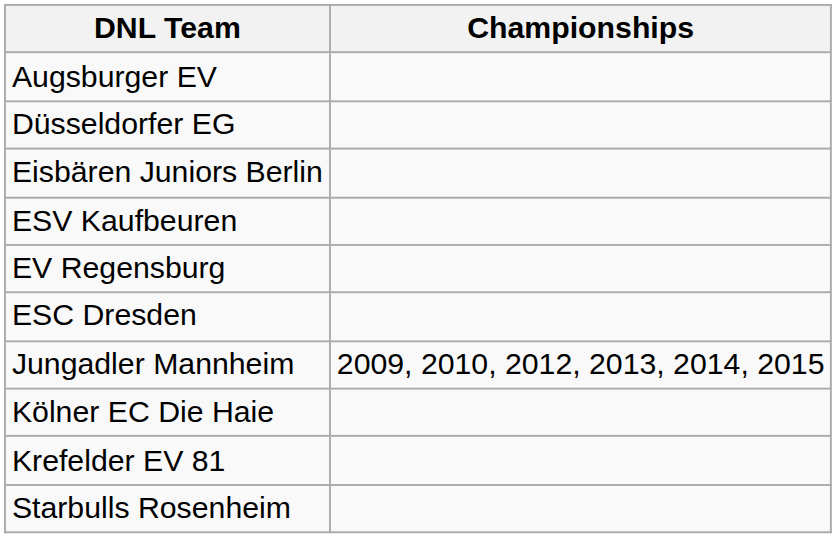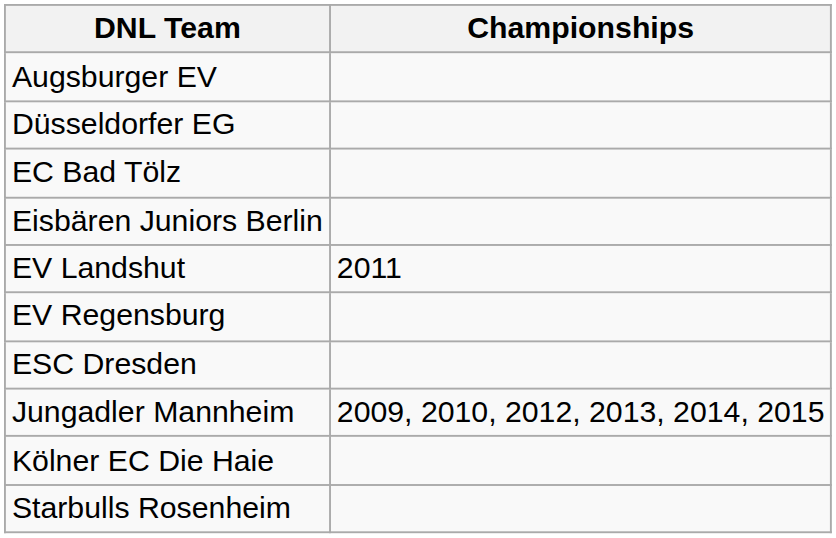+ row: (97, 172)
- row: (125, 220)
+ row: (98, 268)
- row: (119, 460)
